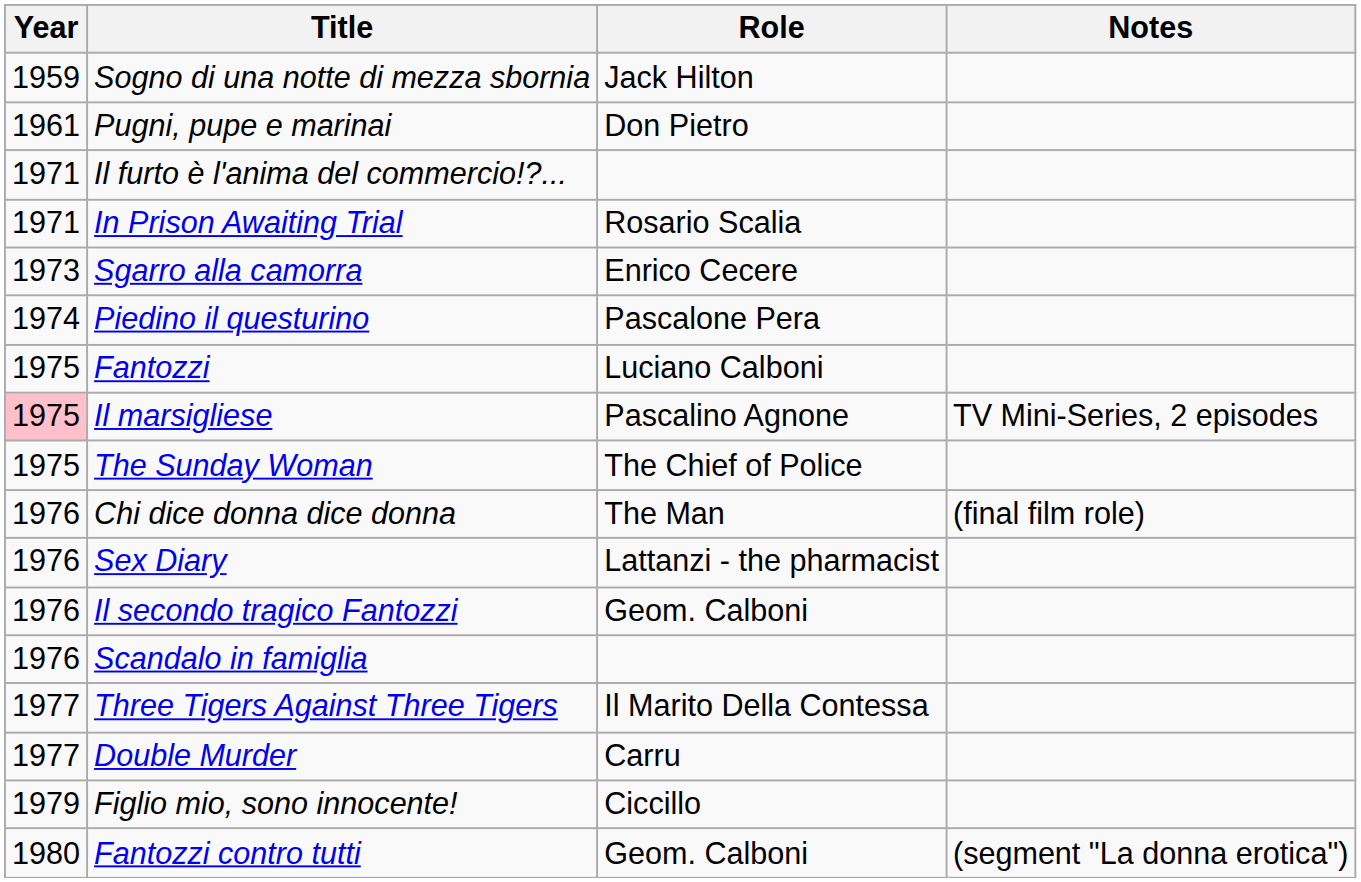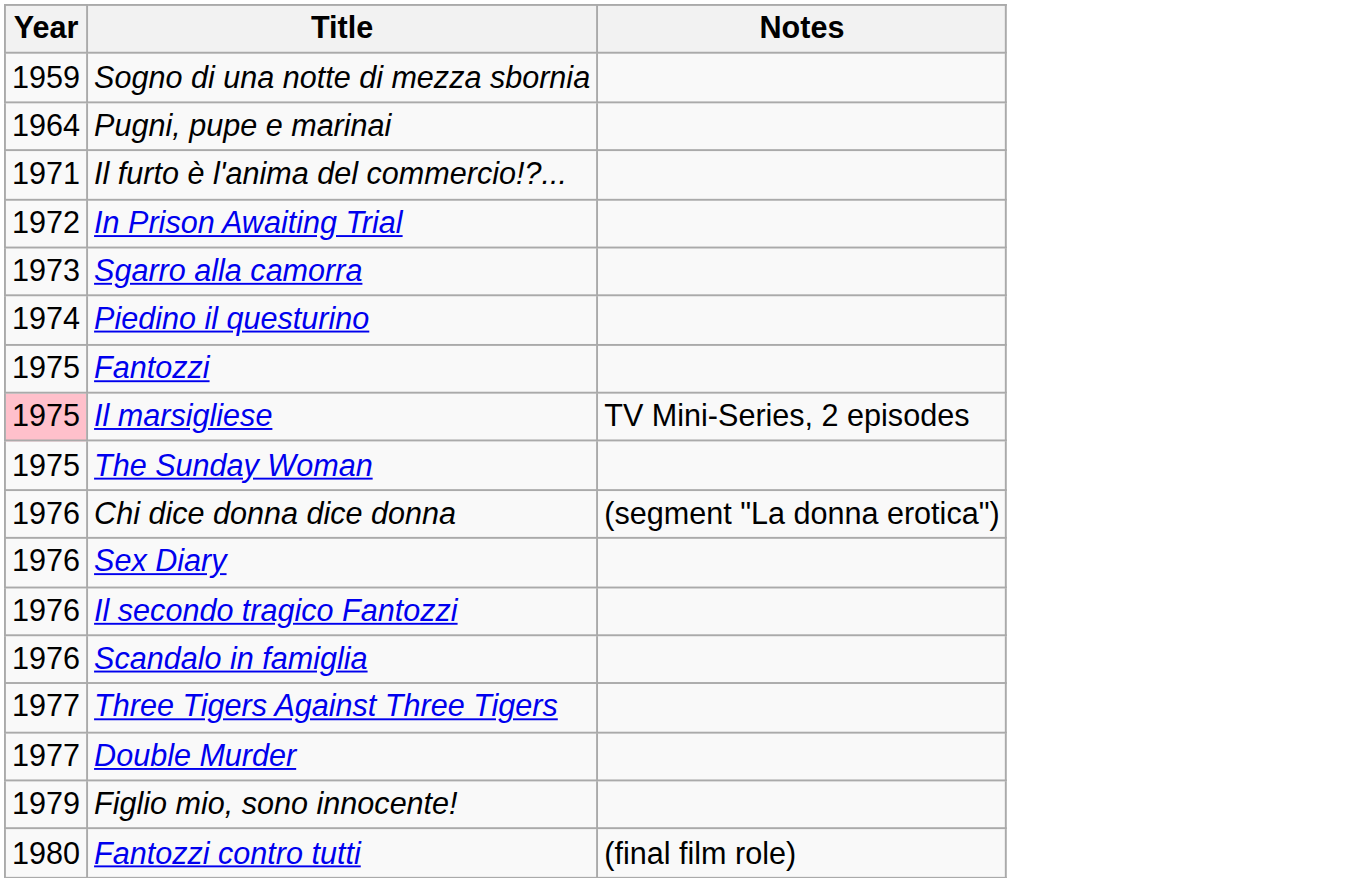- column: (772, 28)
(46, 125) 1961 -> (46, 125) 1964
(46, 222) 1971 -> (46, 222) 1972
(1049, 513) (final film role) -> (802, 513) (segment "La donna erotica")
(1151, 852) (segment "La donna erotica") -> (700, 852) (final film role)
